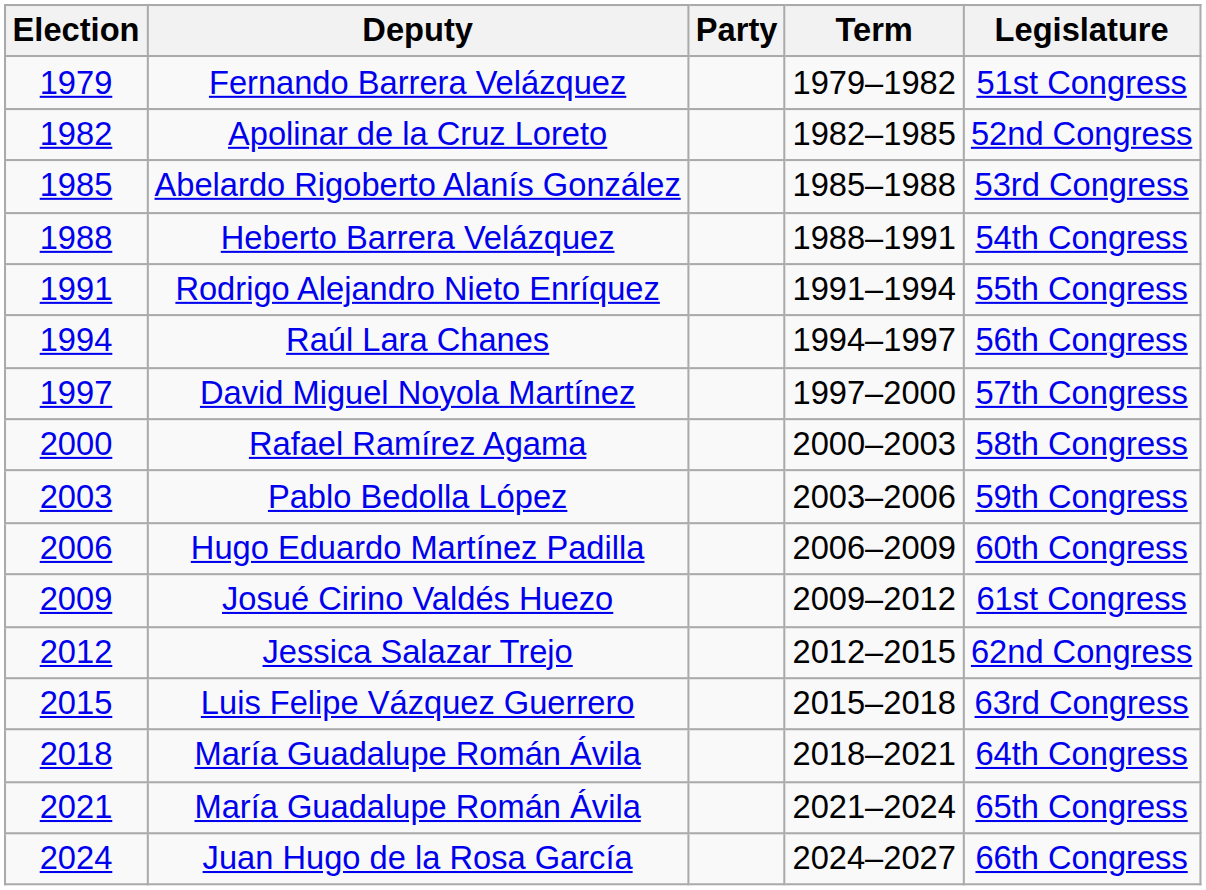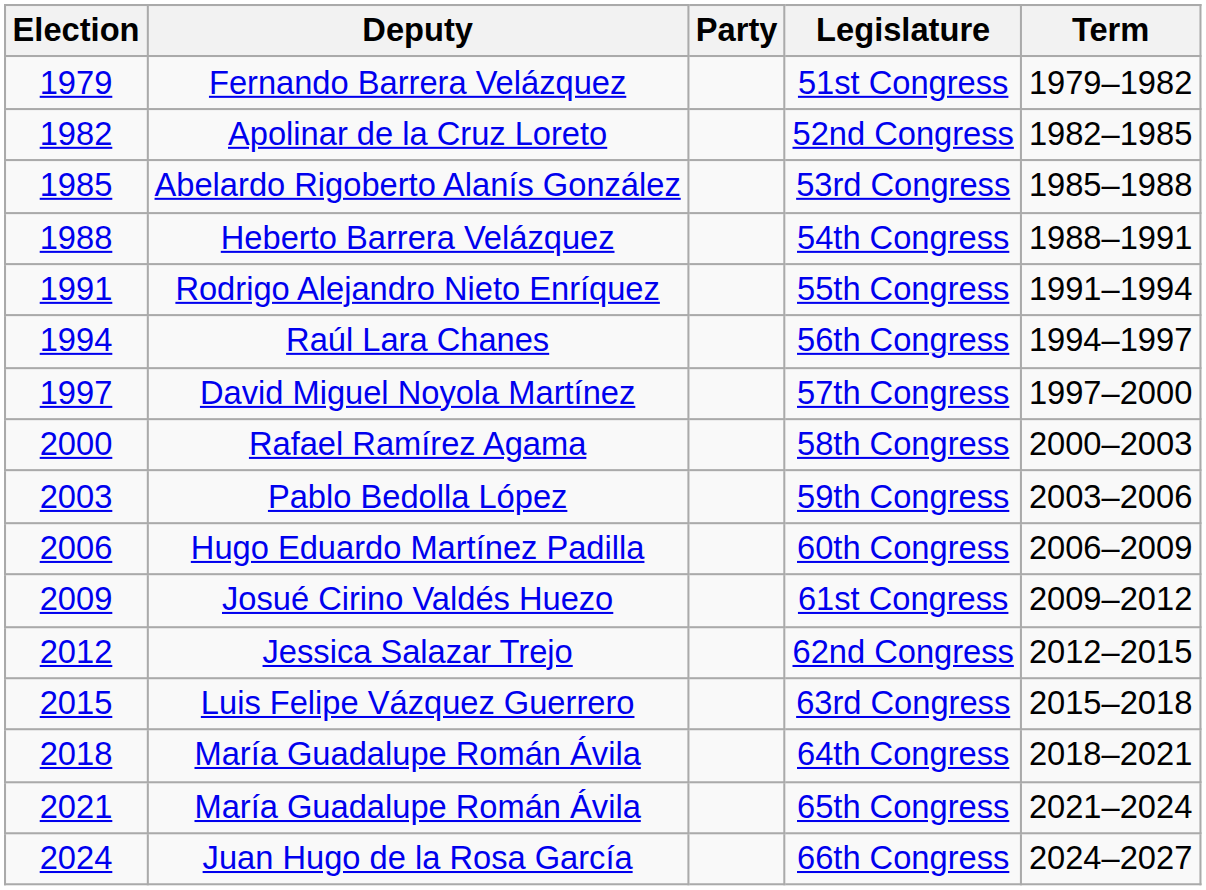columns swapped: (874, 30) <-> (1082, 30)
